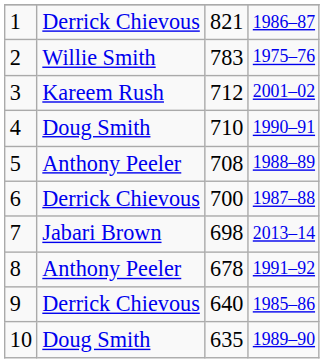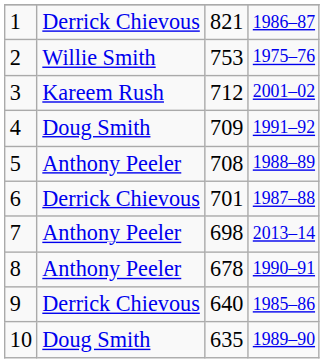(227, 57) 783 -> (227, 57) 753
(227, 127) 710 -> (227, 127) 709
(284, 127) 1990–91 -> (284, 127) 1991–92
(227, 198) 700 -> (227, 198) 701
(102, 233) Jabari Brown -> (112, 233) Anthony Peeler
(284, 269) 1991–92 -> (284, 269) 1990–91
